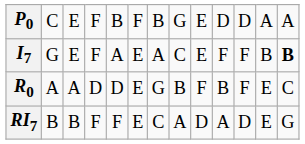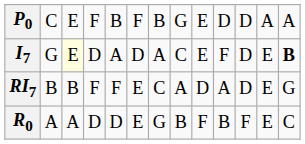(74, 55) no background -> (73, 55) lightyellow background
(96, 55) F -> (95, 55) D
(138, 55) E -> (138, 55) D
(245, 55) F -> (246, 55) D
(266, 55) B -> (267, 55) E
rows swapped: (24, 88) <-> (24, 122)
